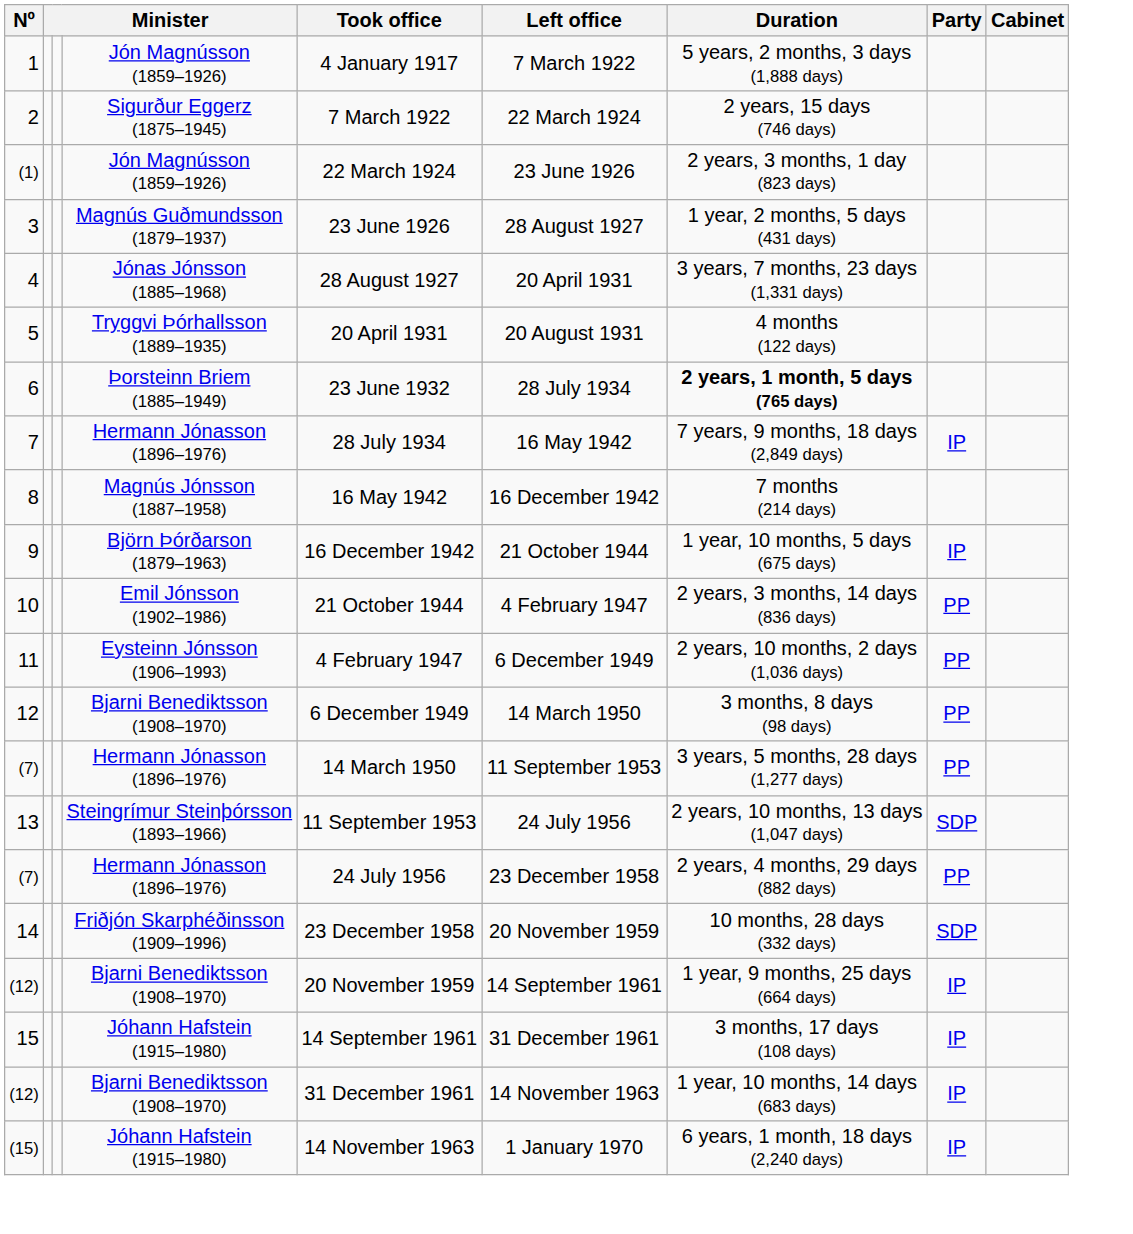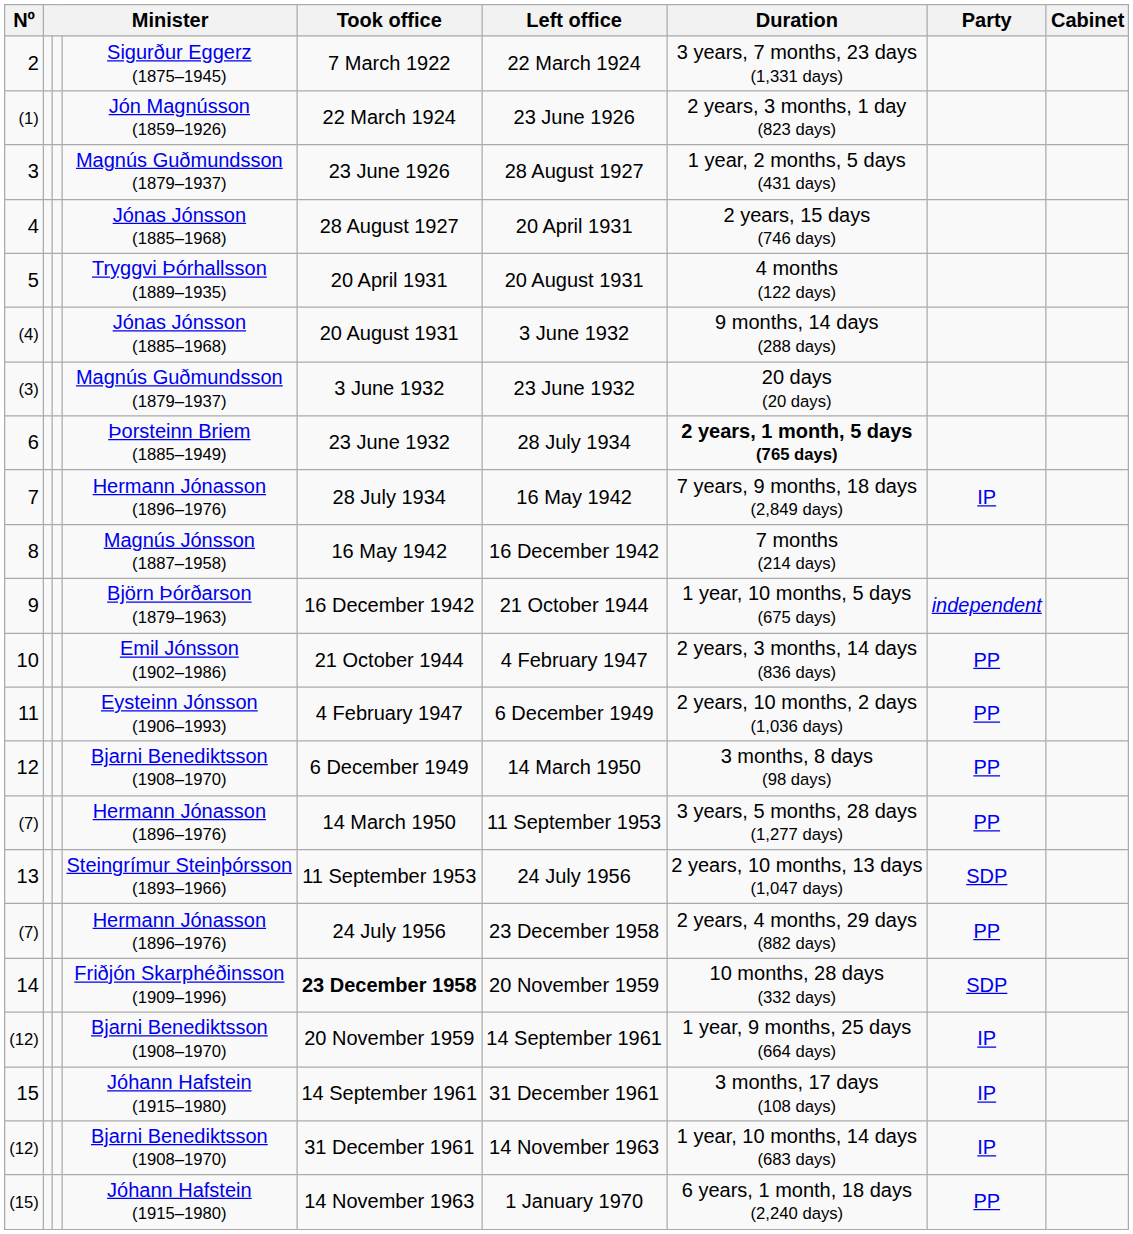- row: (33, 63)
(797, 117) 2 years, 15 days (746 days) -> (797, 63) 3 years, 7 months, 23 days (1,331 days)
(797, 280) 3 years, 7 months, 23 days (1,331 days) -> (797, 225) 2 years, 15 days (746 days)
+ row: (29, 335)
+ row: (29, 389)
(957, 551) IP -> (987, 605) independent
(389, 930) normal -> (389, 985) bold
(957, 1147) IP -> (987, 1201) PP
